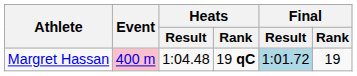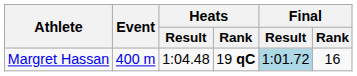(136, 60) pink background -> (136, 60) no background
(332, 60) 19 -> (332, 60) 16
